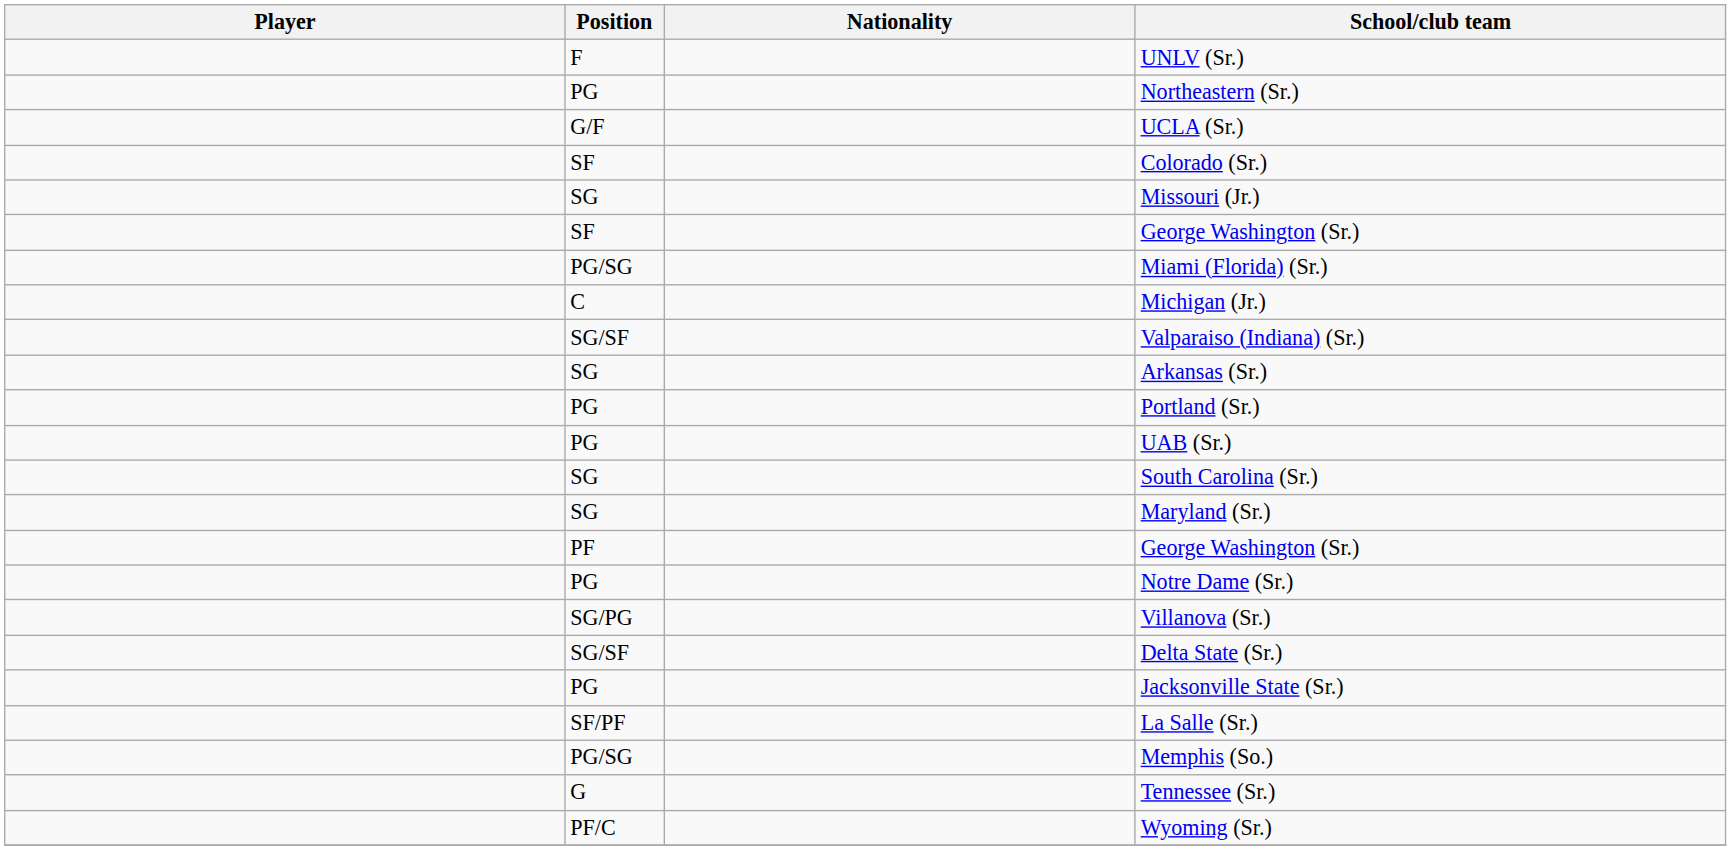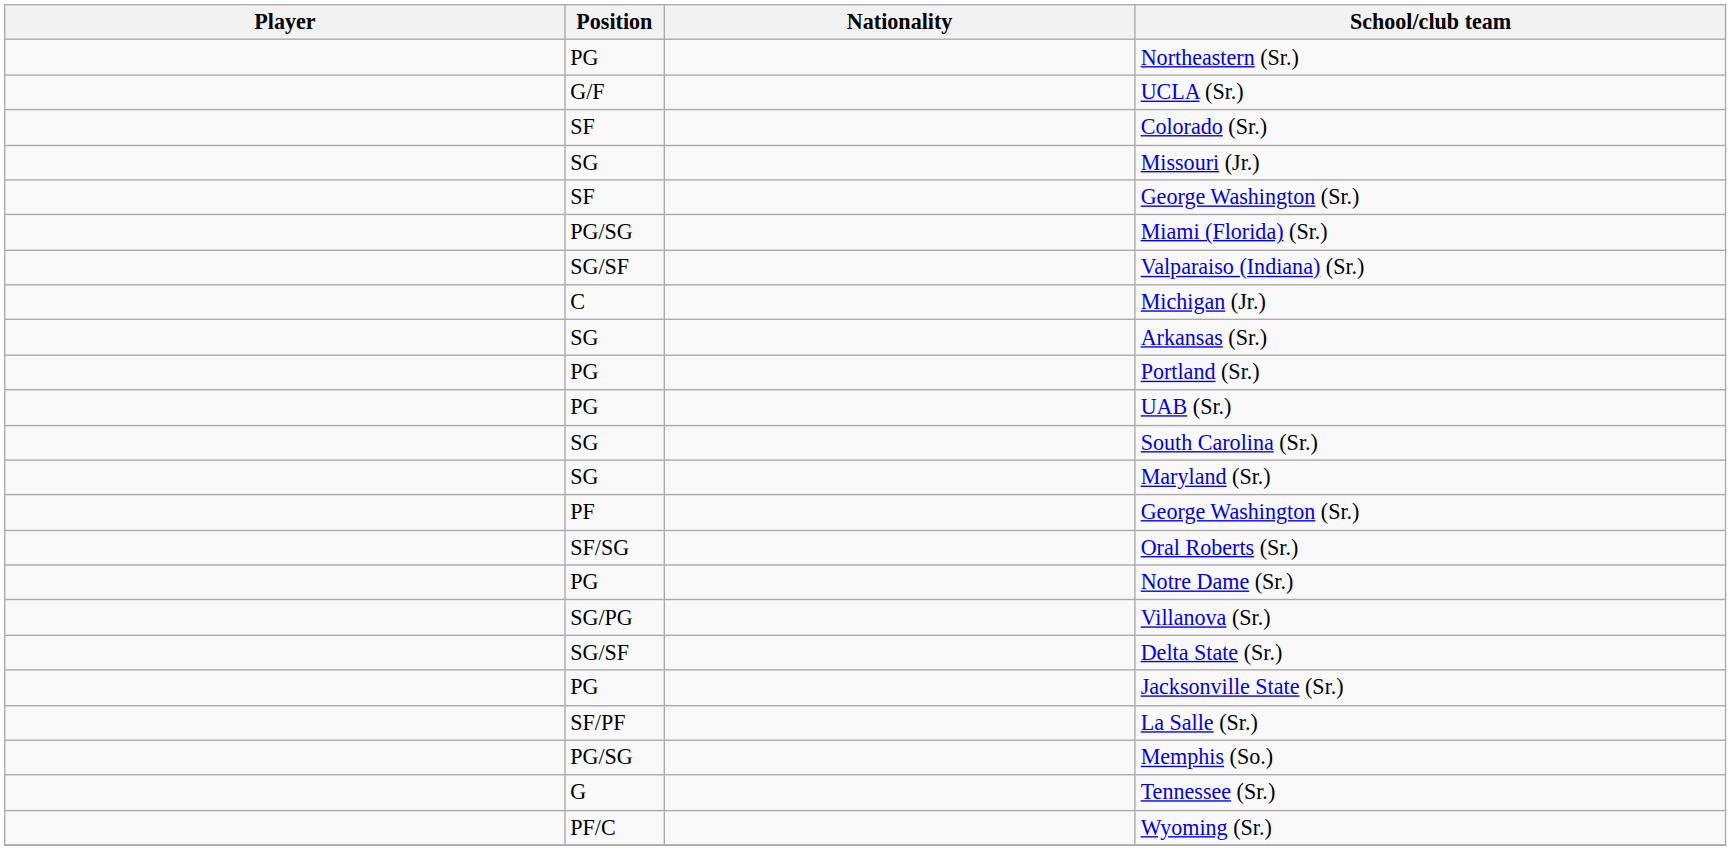- row: (576, 57)
rows swapped: (600, 337) <-> (578, 302)
+ row: (600, 547)
